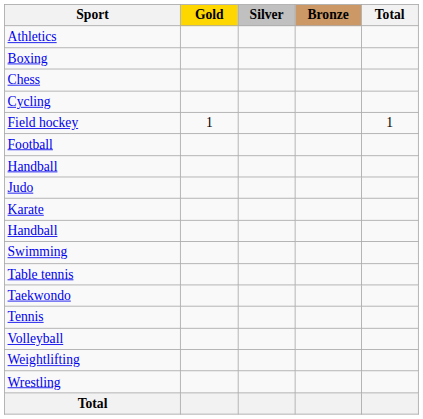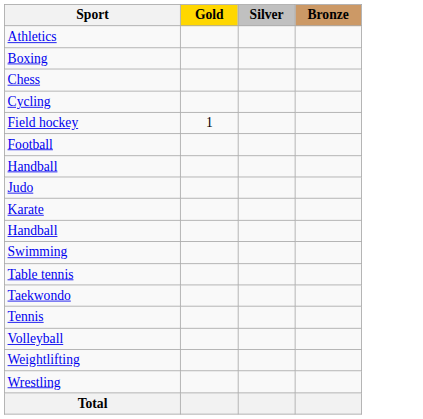- column: (390, 15)
